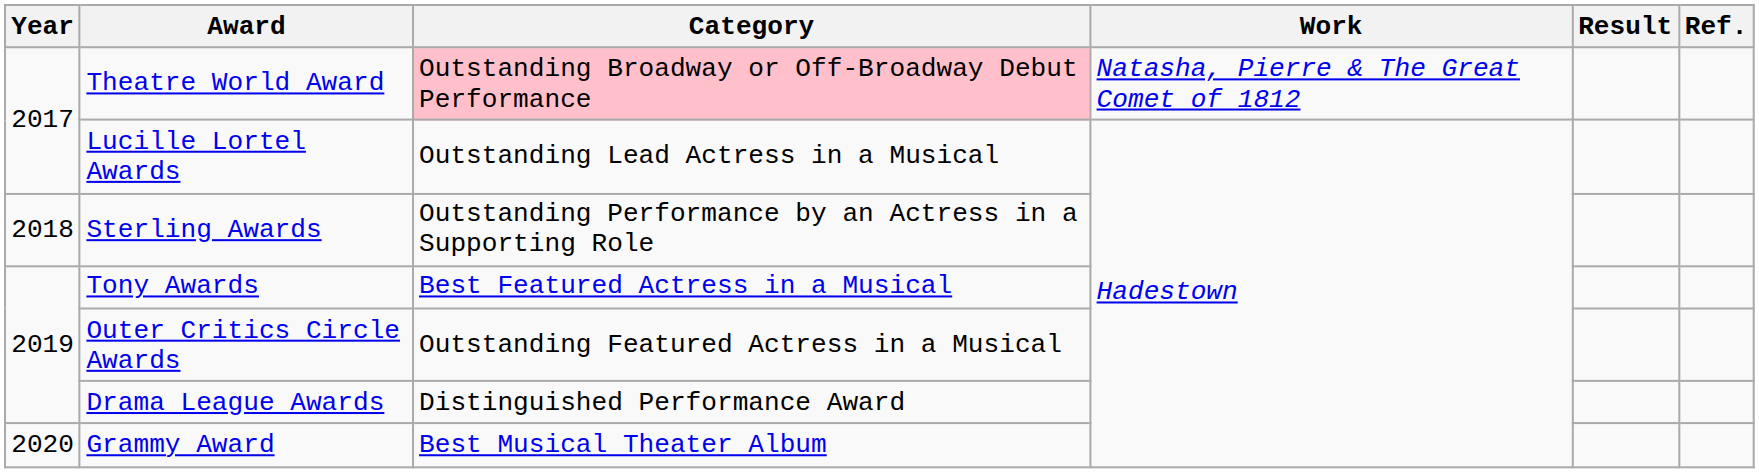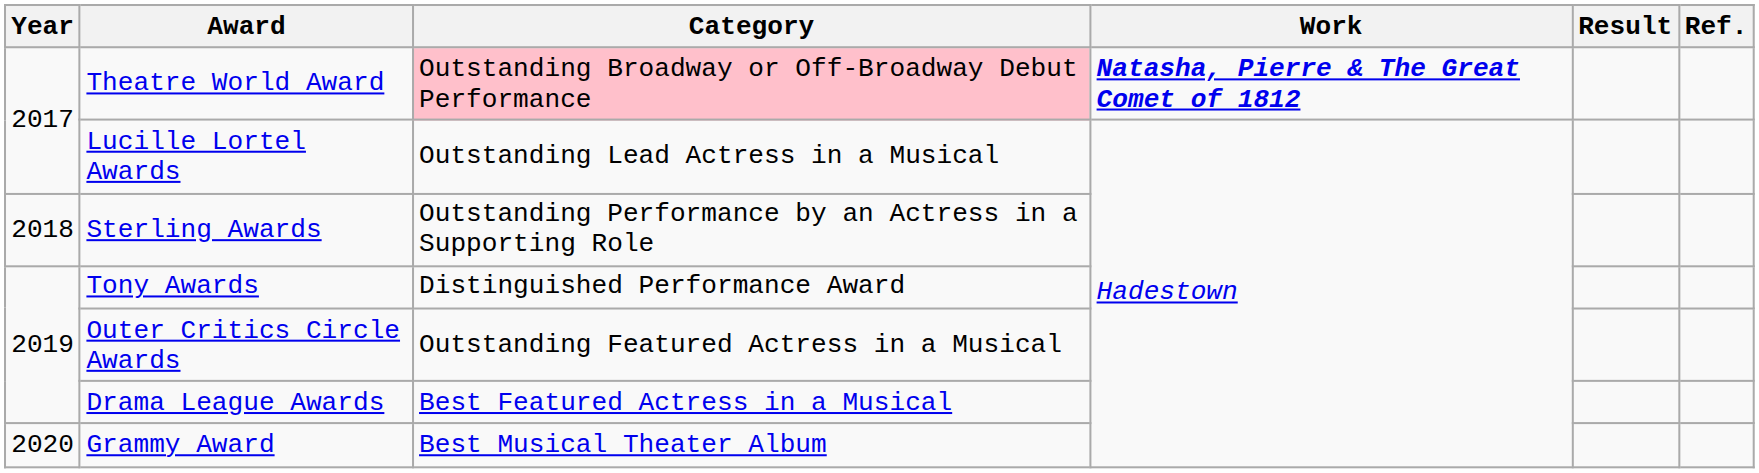(1308, 84) normal -> (1308, 84) bold
(686, 287) Best Featured Actress in a Musical -> (662, 287) Distinguished Performance Award
(662, 402) Distinguished Performance Award -> (686, 402) Best Featured Actress in a Musical
